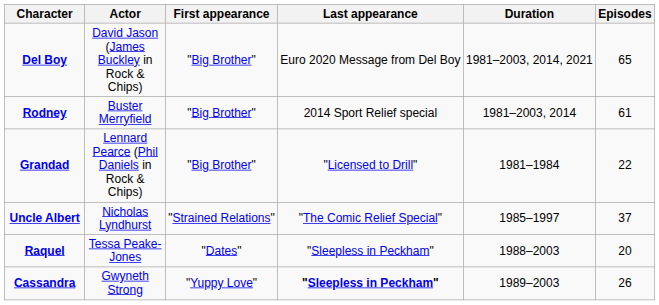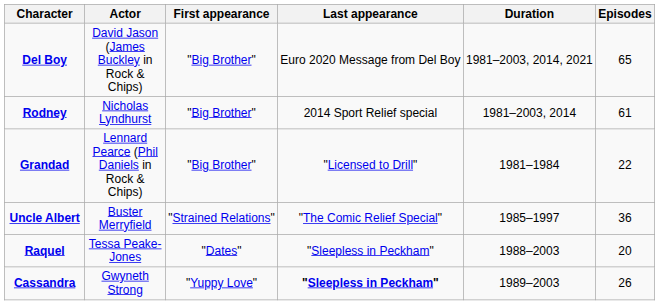(125, 112) Buster Merryfield -> (125, 112) Nicholas Lyndhurst
(125, 218) Nicholas Lyndhurst -> (125, 218) Buster Merryfield
(625, 218) 37 -> (625, 218) 36
